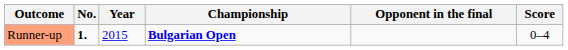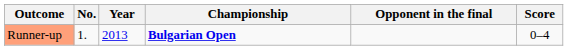(82, 34) bold -> (82, 34) normal
(115, 34) 2015 -> (115, 34) 2013
